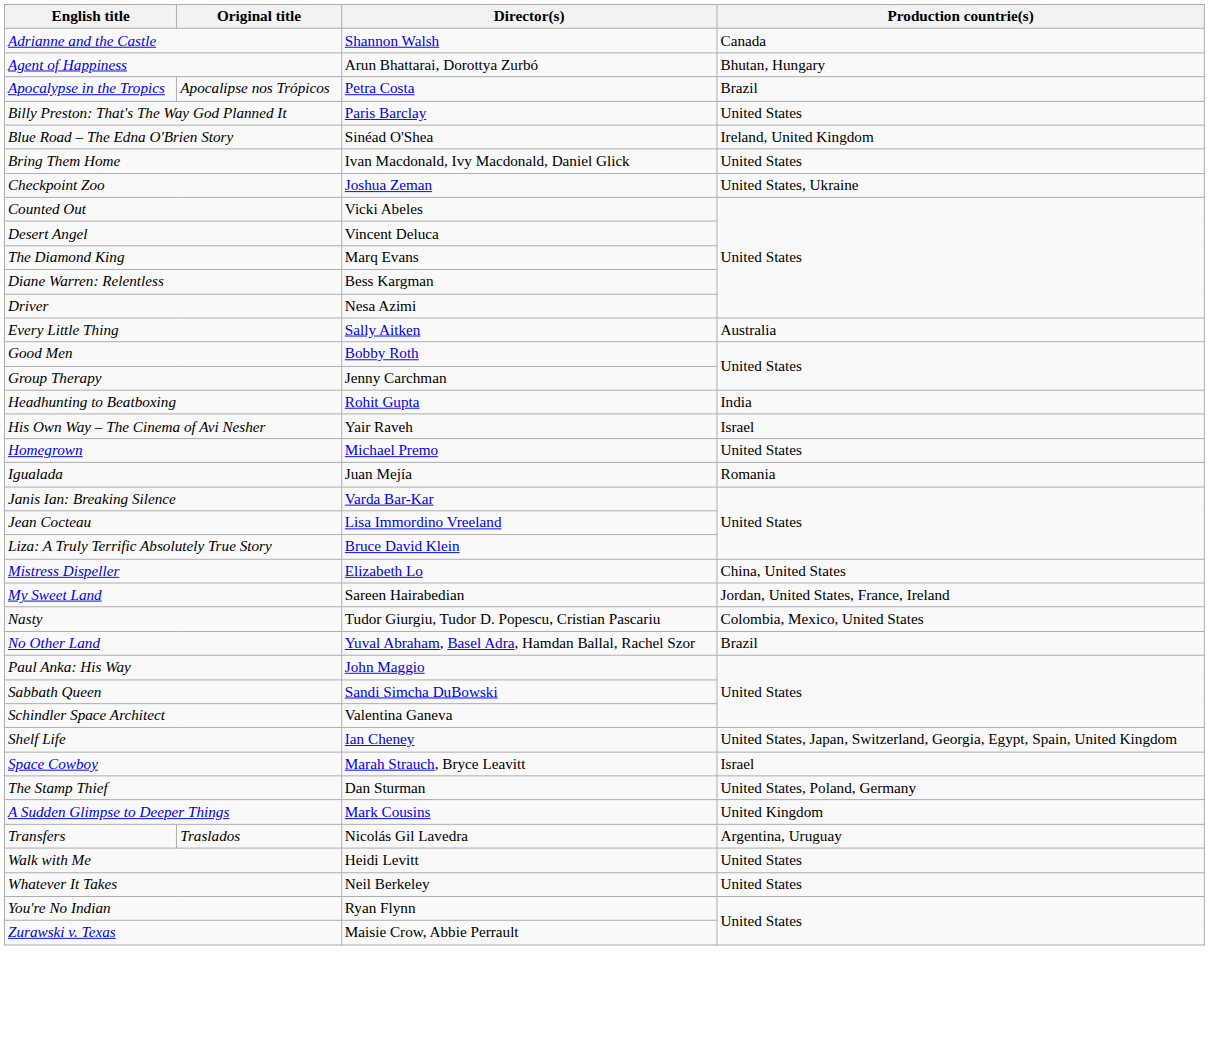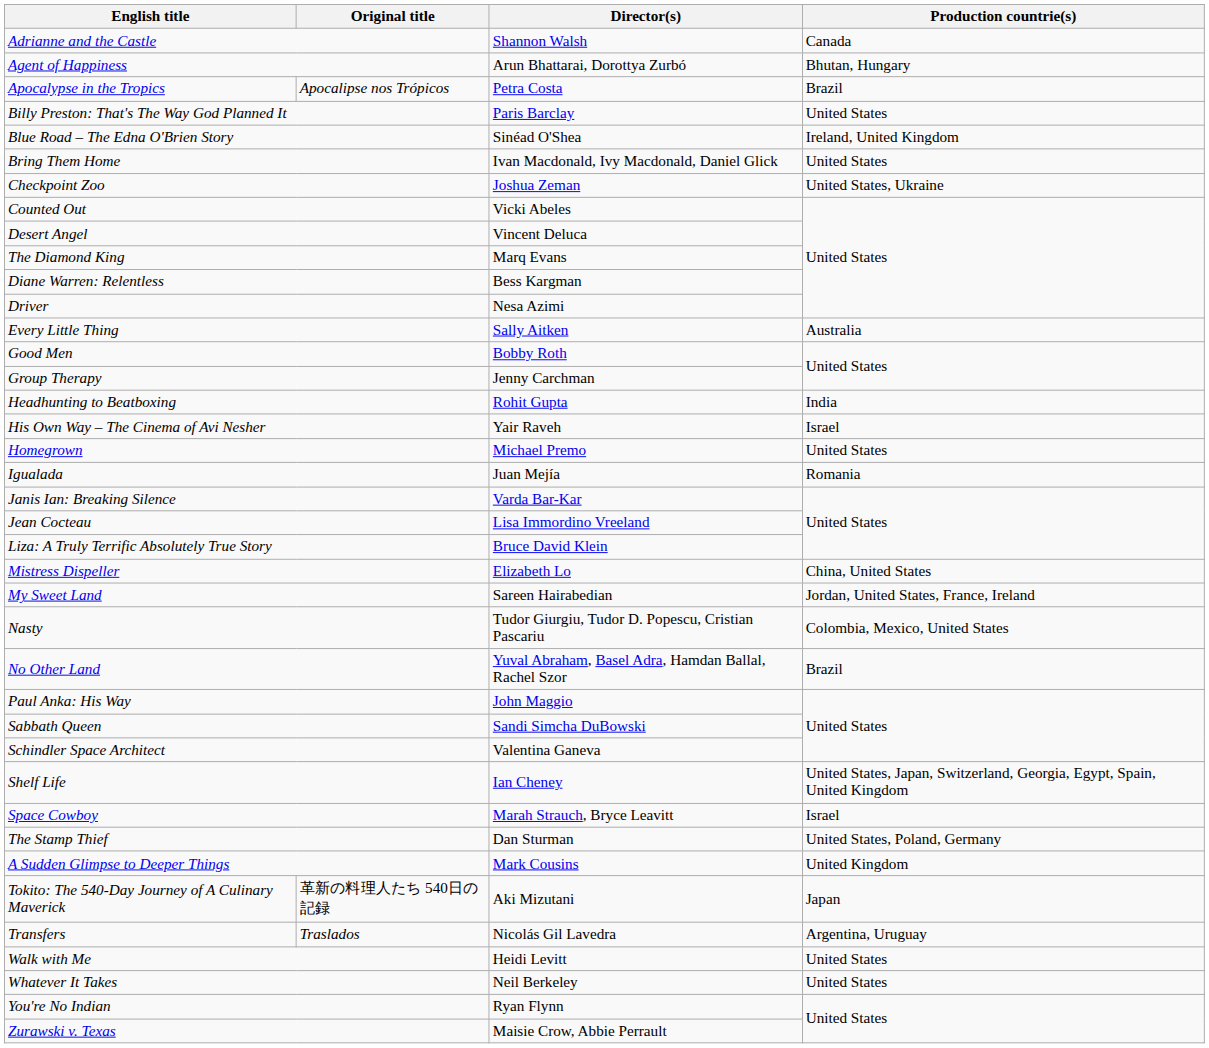+ row: (140, 898)
